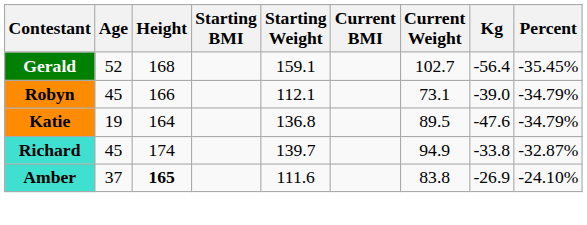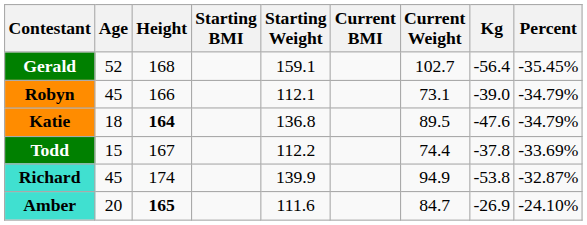(114, 121) 19 -> (114, 121) 18
(162, 121) normal -> (162, 121) bold
+ row: (50, 149)
(296, 149) 139.7 -> (296, 177) 139.9
(492, 149) -33.8 -> (492, 177) -53.8
(114, 177) 37 -> (114, 205) 20
(435, 177) 83.8 -> (435, 205) 84.7
